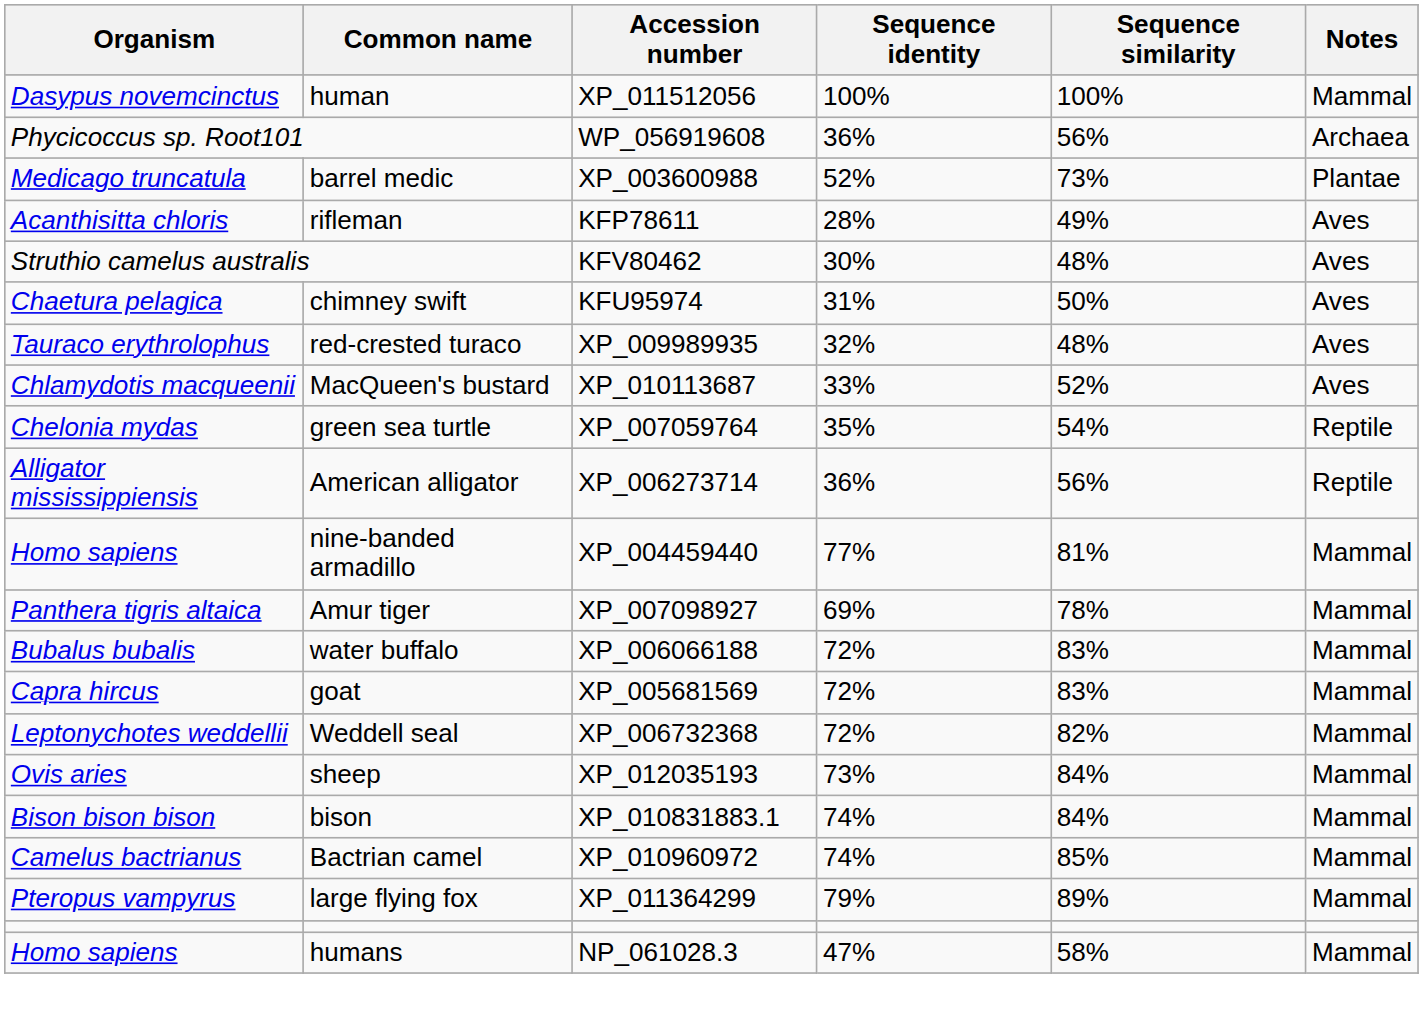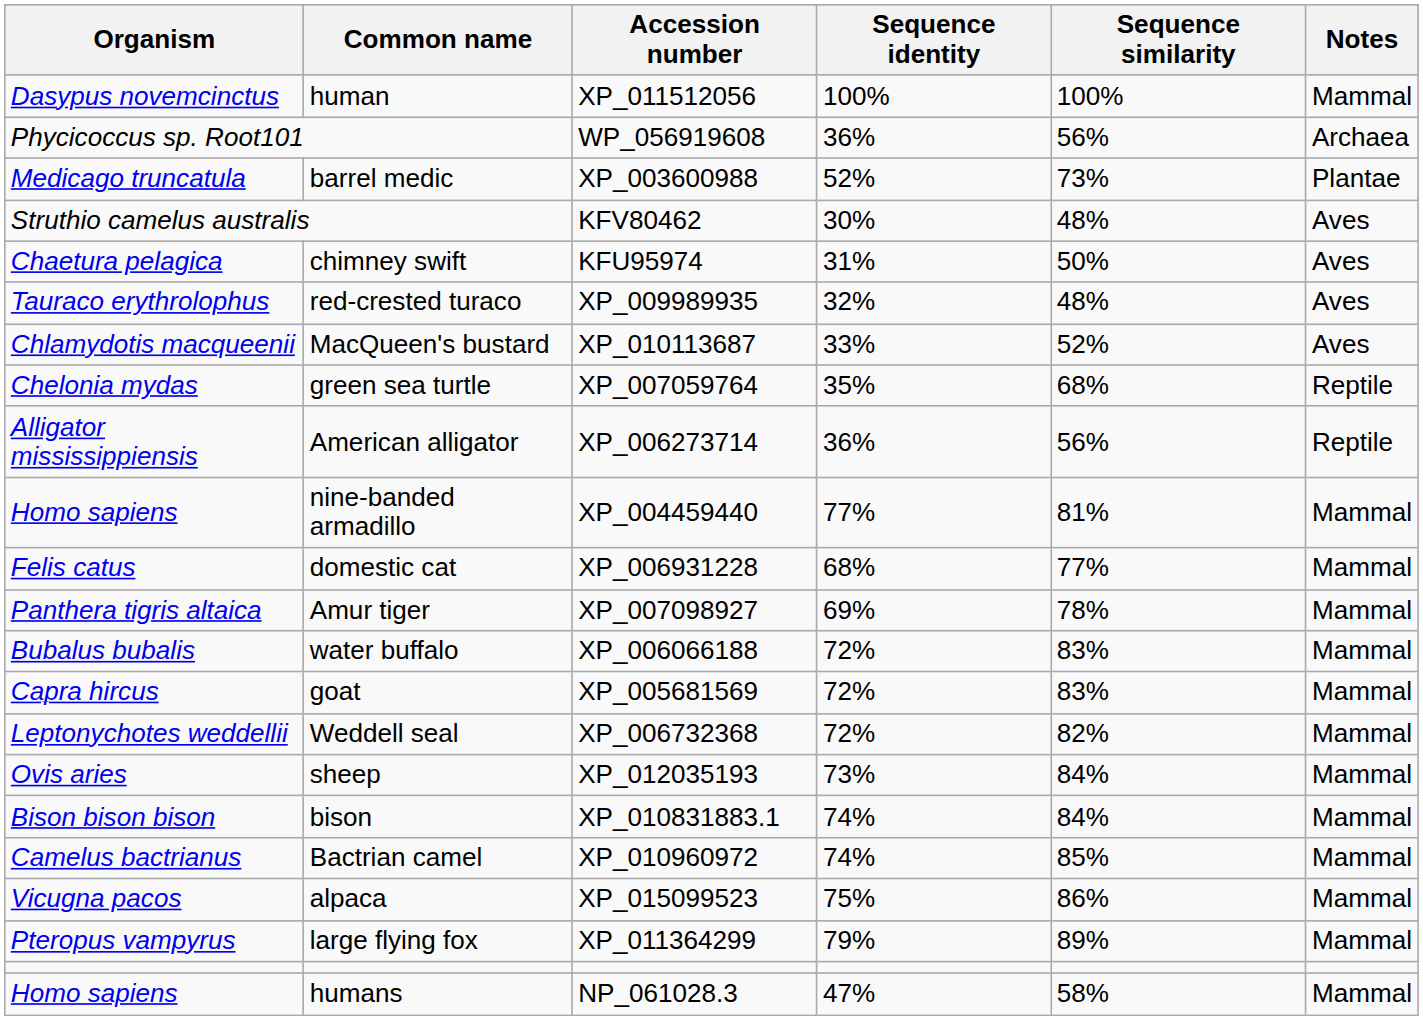- row: (356, 219)
(1083, 426) 54% -> (1083, 385) 68%
+ row: (383, 568)
+ row: (348, 899)
